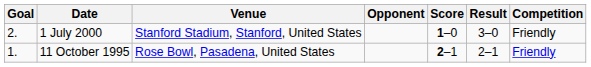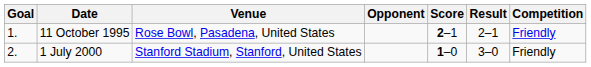rows swapped: (85, 52) <-> (71, 33)
